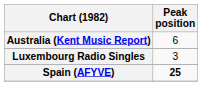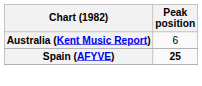- row: (79, 56)
